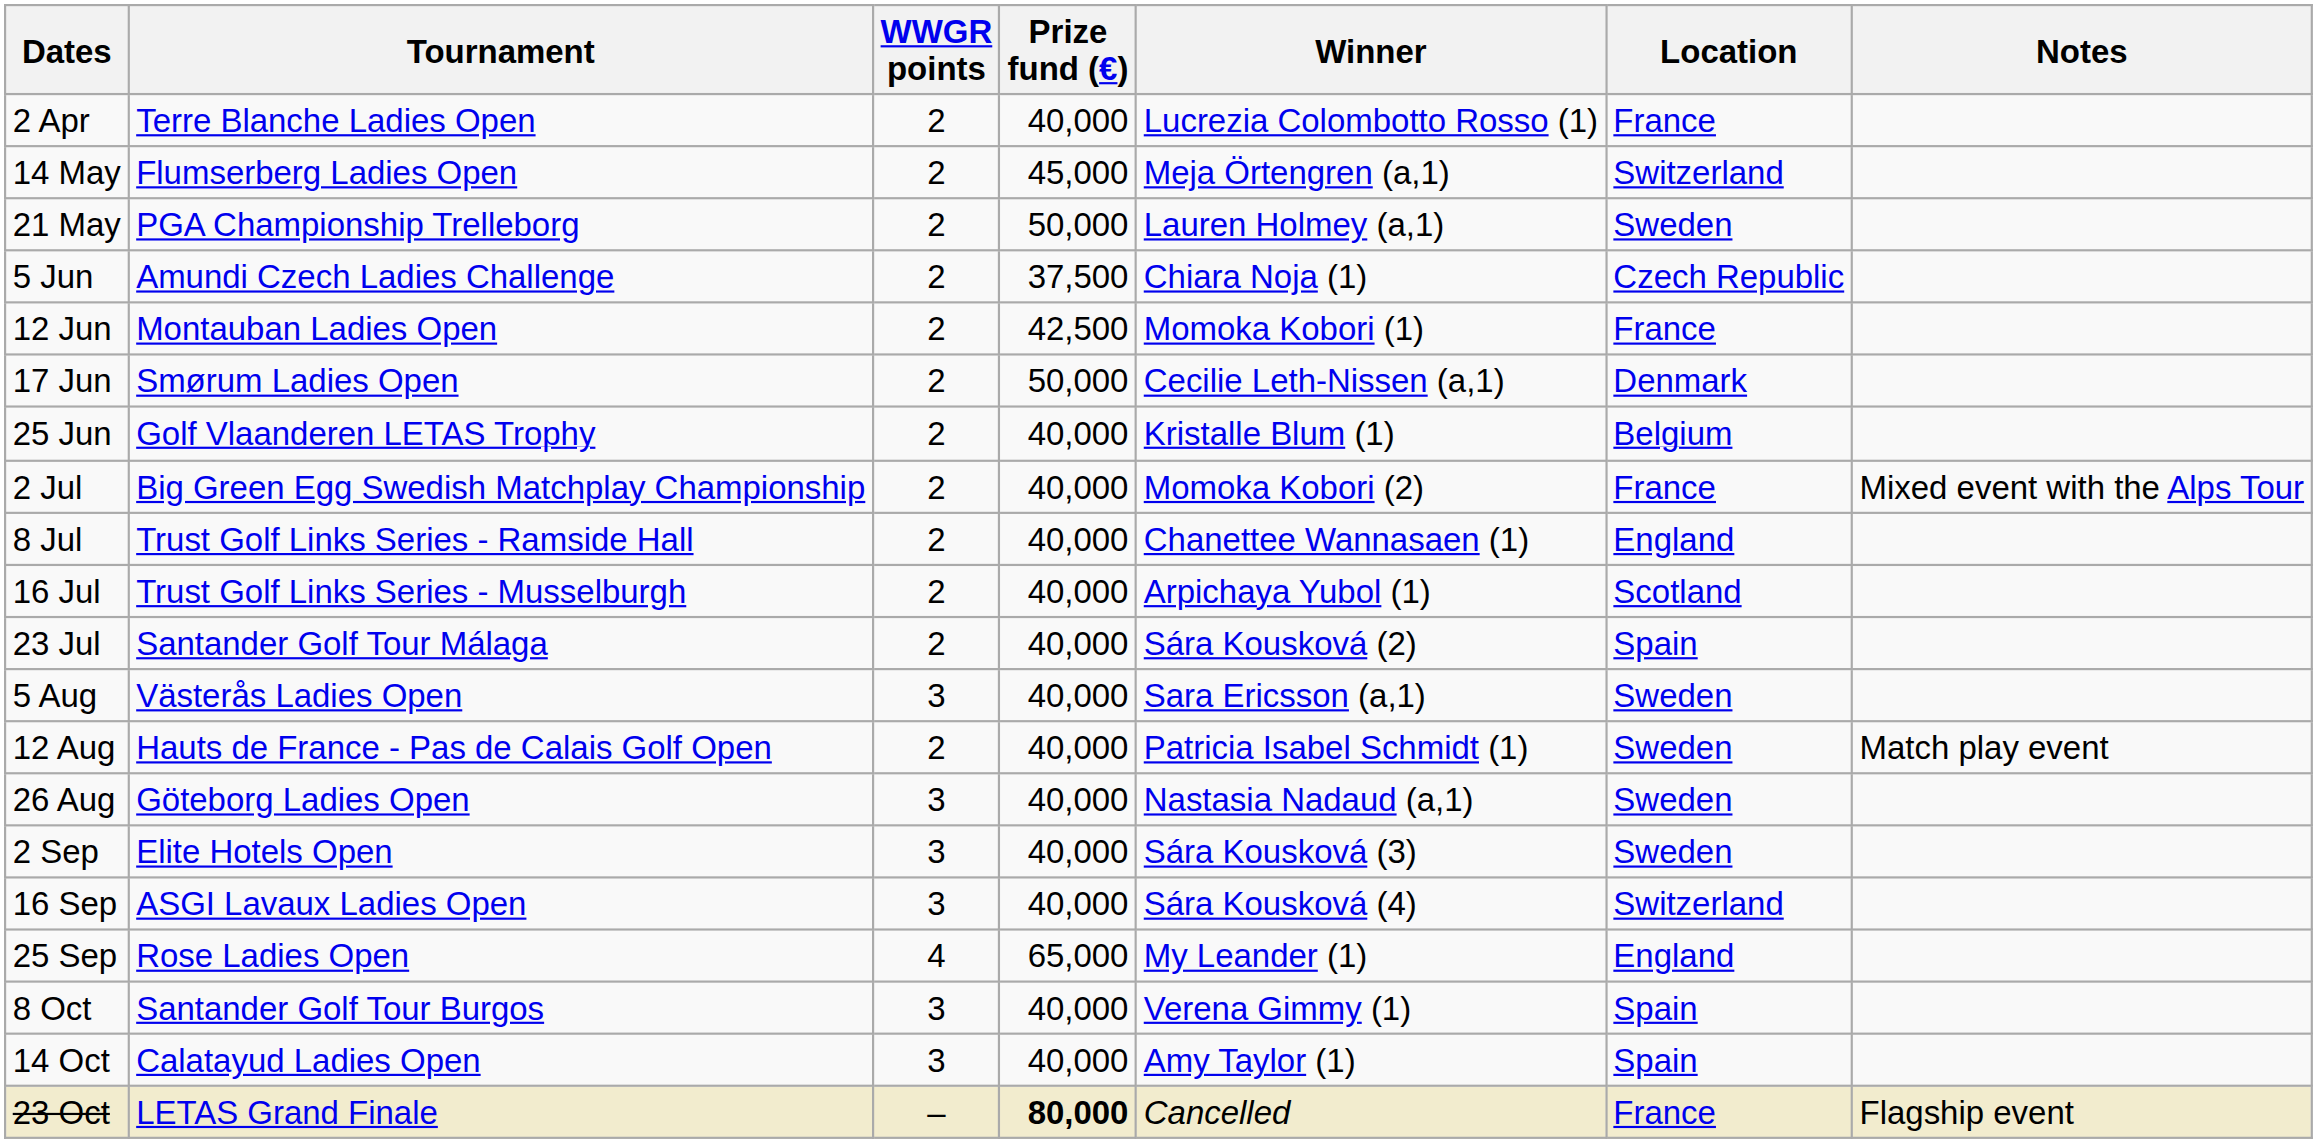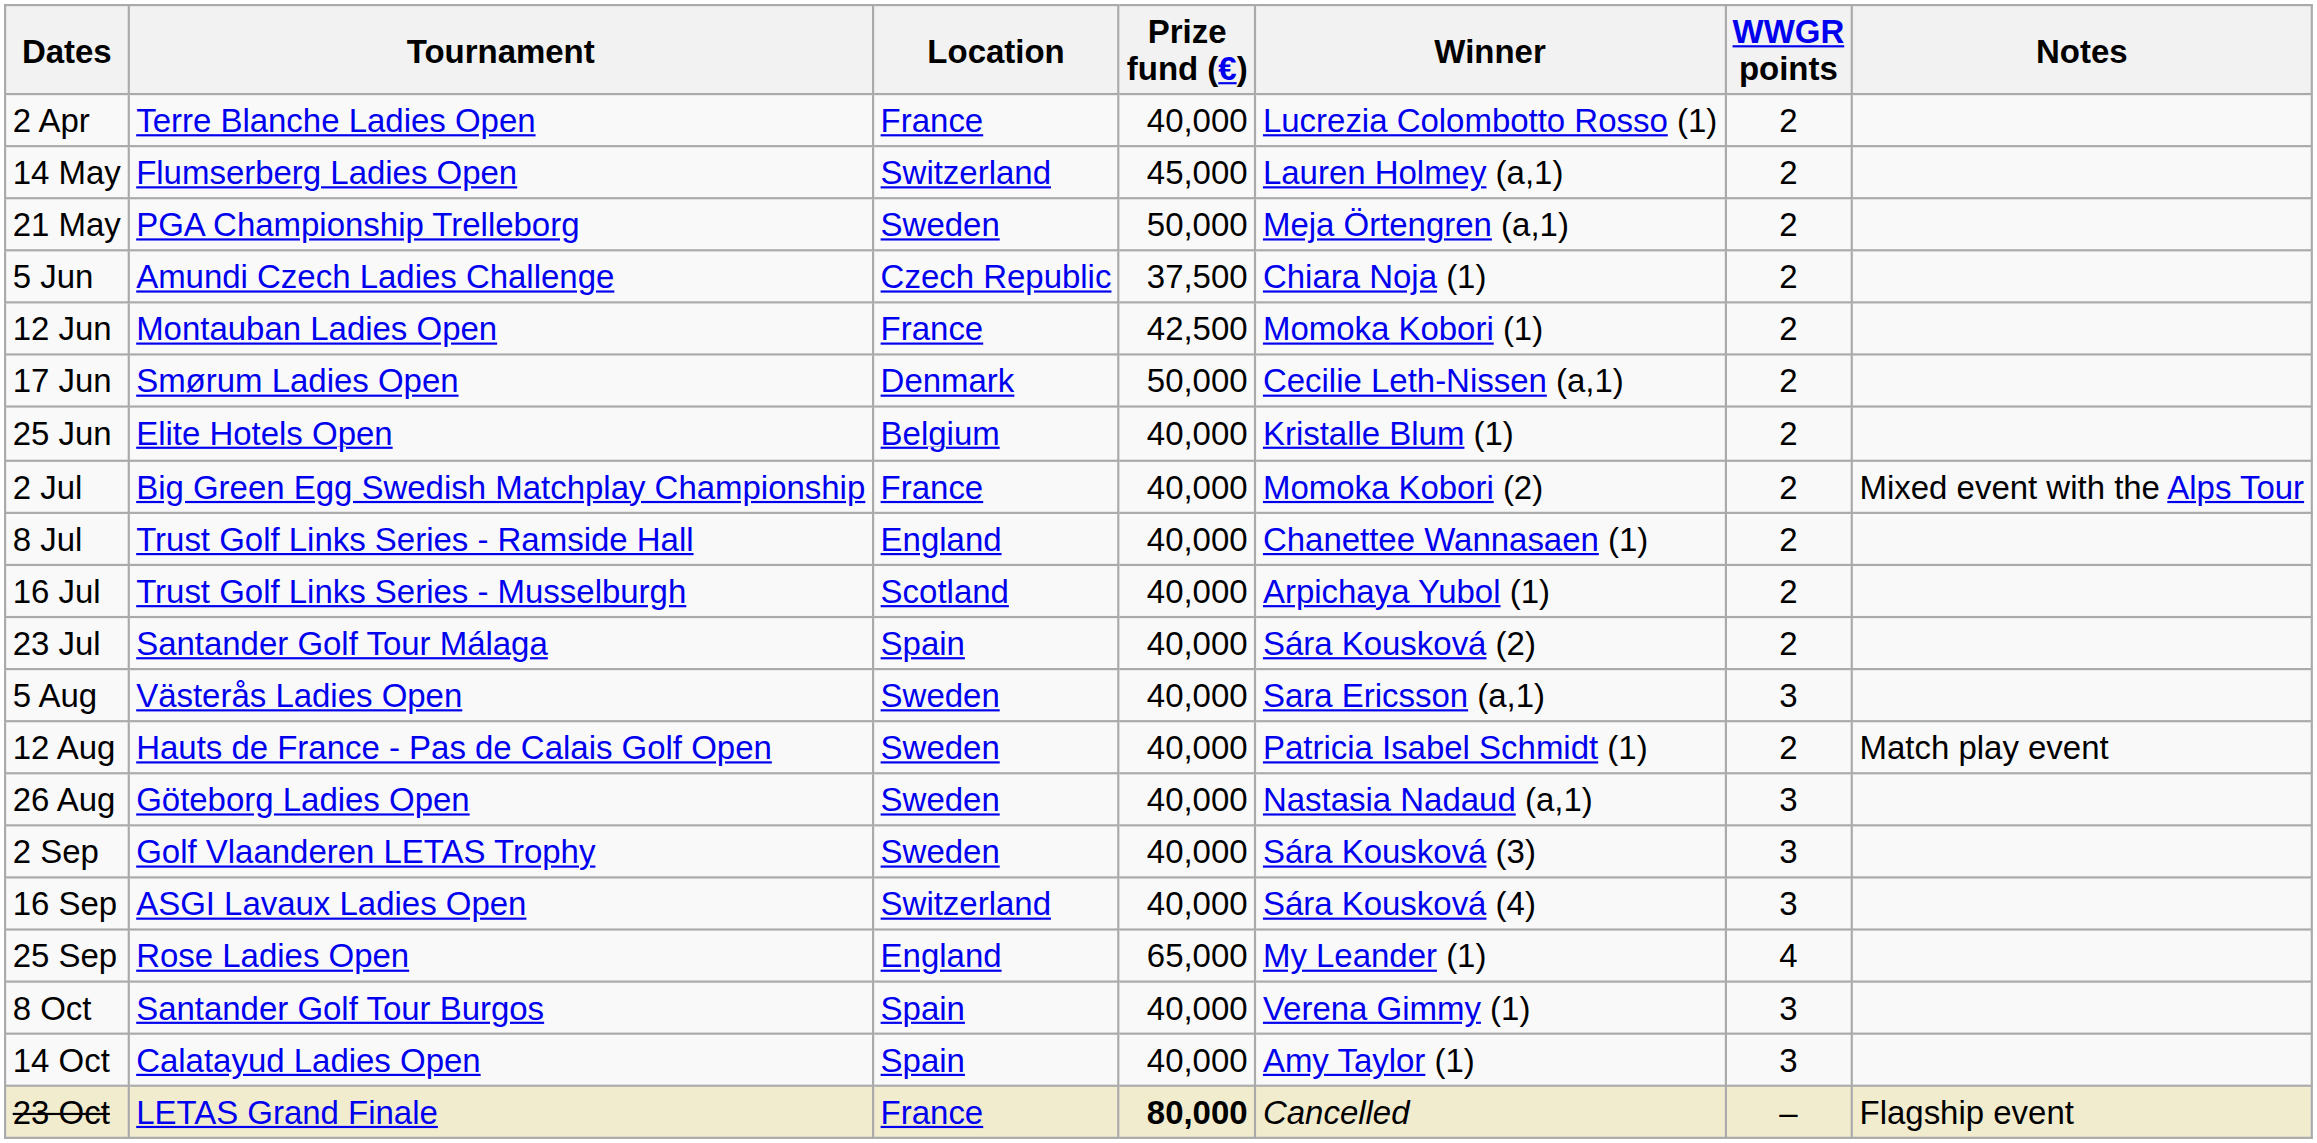columns swapped: (1729, 50) <-> (936, 50)
(1297, 173) Meja Örtengren (a,1) -> (1413, 173) Lauren Holmey (a,1)
(1294, 225) Lauren Holmey (a,1) -> (1416, 225) Meja Örtengren (a,1)
(366, 434) Golf Vlaanderen LETAS Trophy -> (264, 434) Elite Hotels Open
(264, 852) Elite Hotels Open -> (366, 852) Golf Vlaanderen LETAS Trophy
